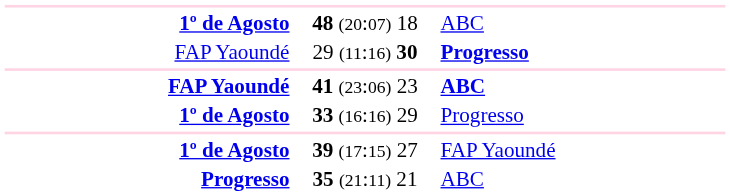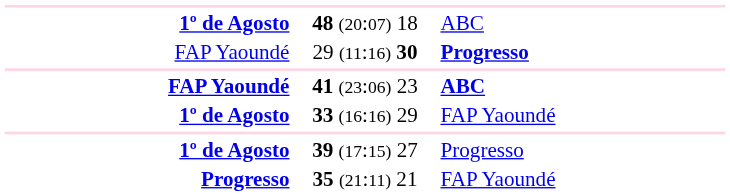(482, 115) Progresso -> (498, 115) FAP Yaoundé
(498, 149) FAP Yaoundé -> (482, 149) Progresso
(462, 179) ABC -> (498, 179) FAP Yaoundé
